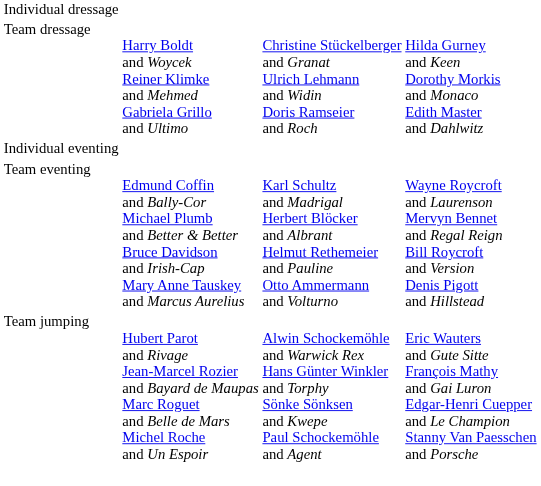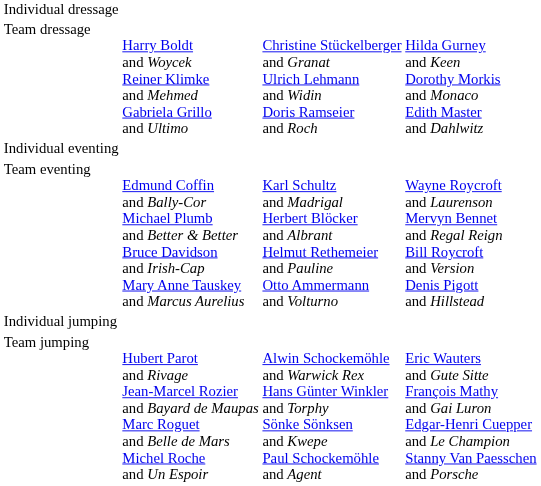+ row: (60, 321)
